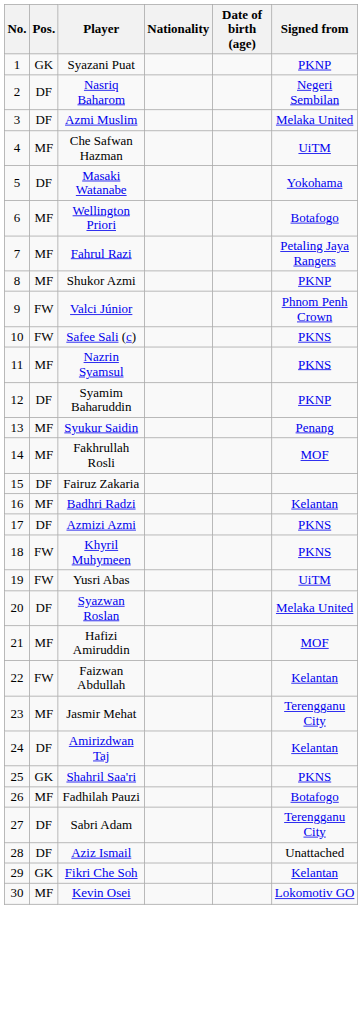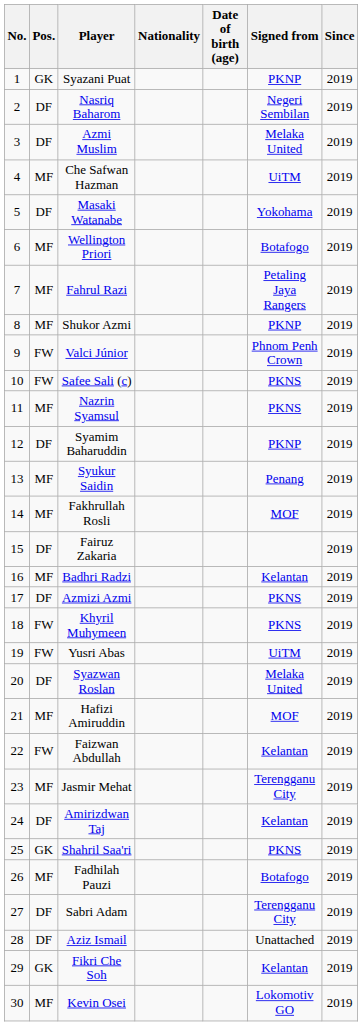+ column: (340, 36)
